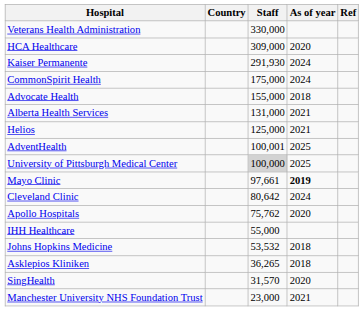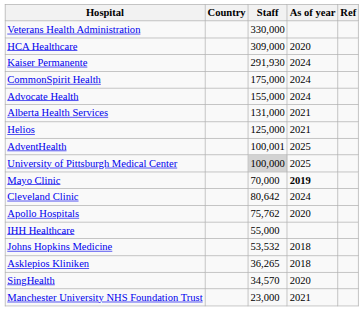(300, 96) 2018 -> (300, 96) 2024
(265, 180) 97,661 -> (265, 180) 70,000
(265, 280) 31,570 -> (265, 280) 34,570
